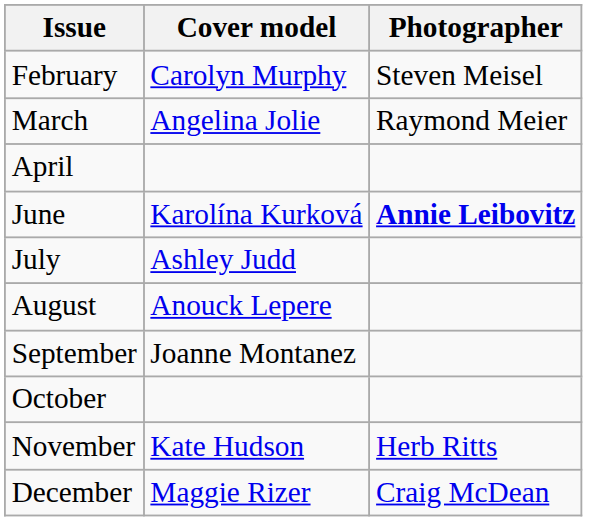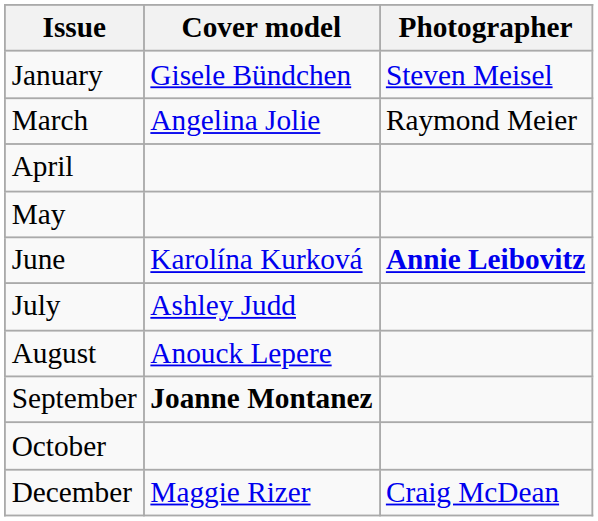+ row: (57, 74)
- row: (65, 74)
+ row: (38, 213)
(253, 352) normal -> (261, 399) bold
- row: (73, 445)
